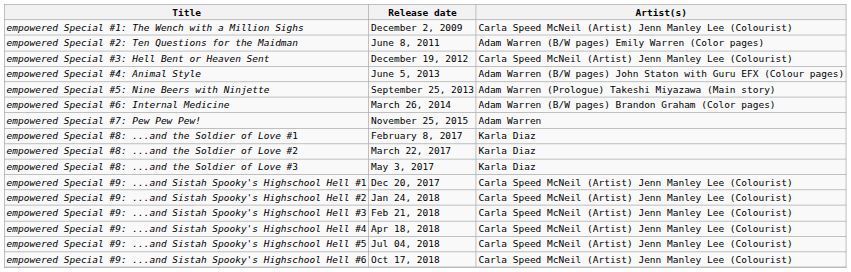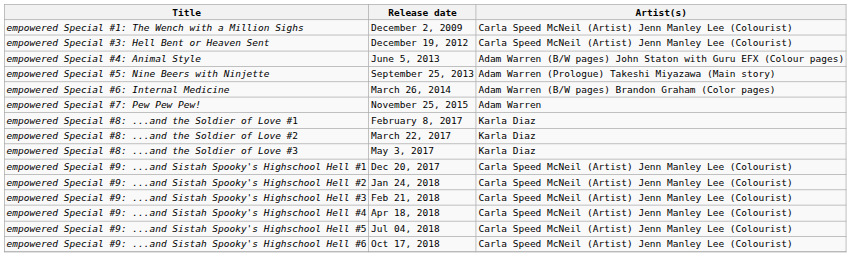- row: (152, 43)
